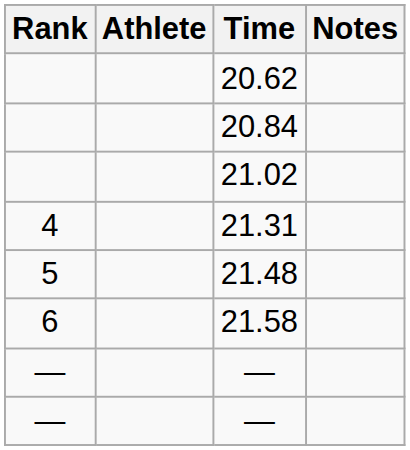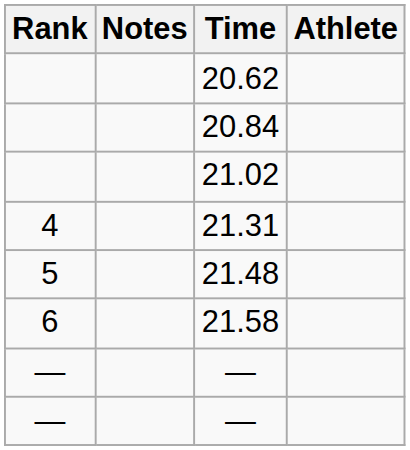columns swapped: (154, 28) <-> (355, 28)
